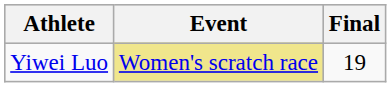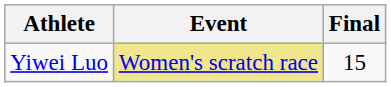(354, 61) 19 -> (354, 61) 15
